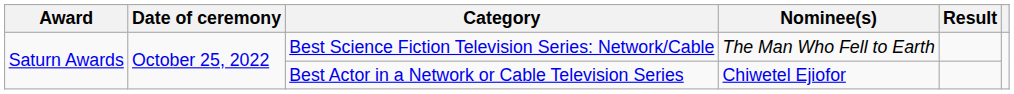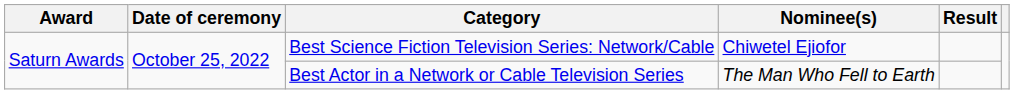(829, 46) The Man Who Fell to Earth -> (784, 46) Chiwetel Ejiofor
(784, 74) Chiwetel Ejiofor -> (829, 74) The Man Who Fell to Earth
